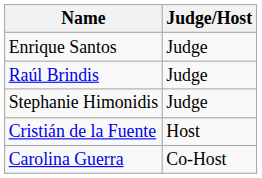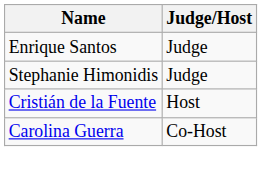- row: (54, 74)
